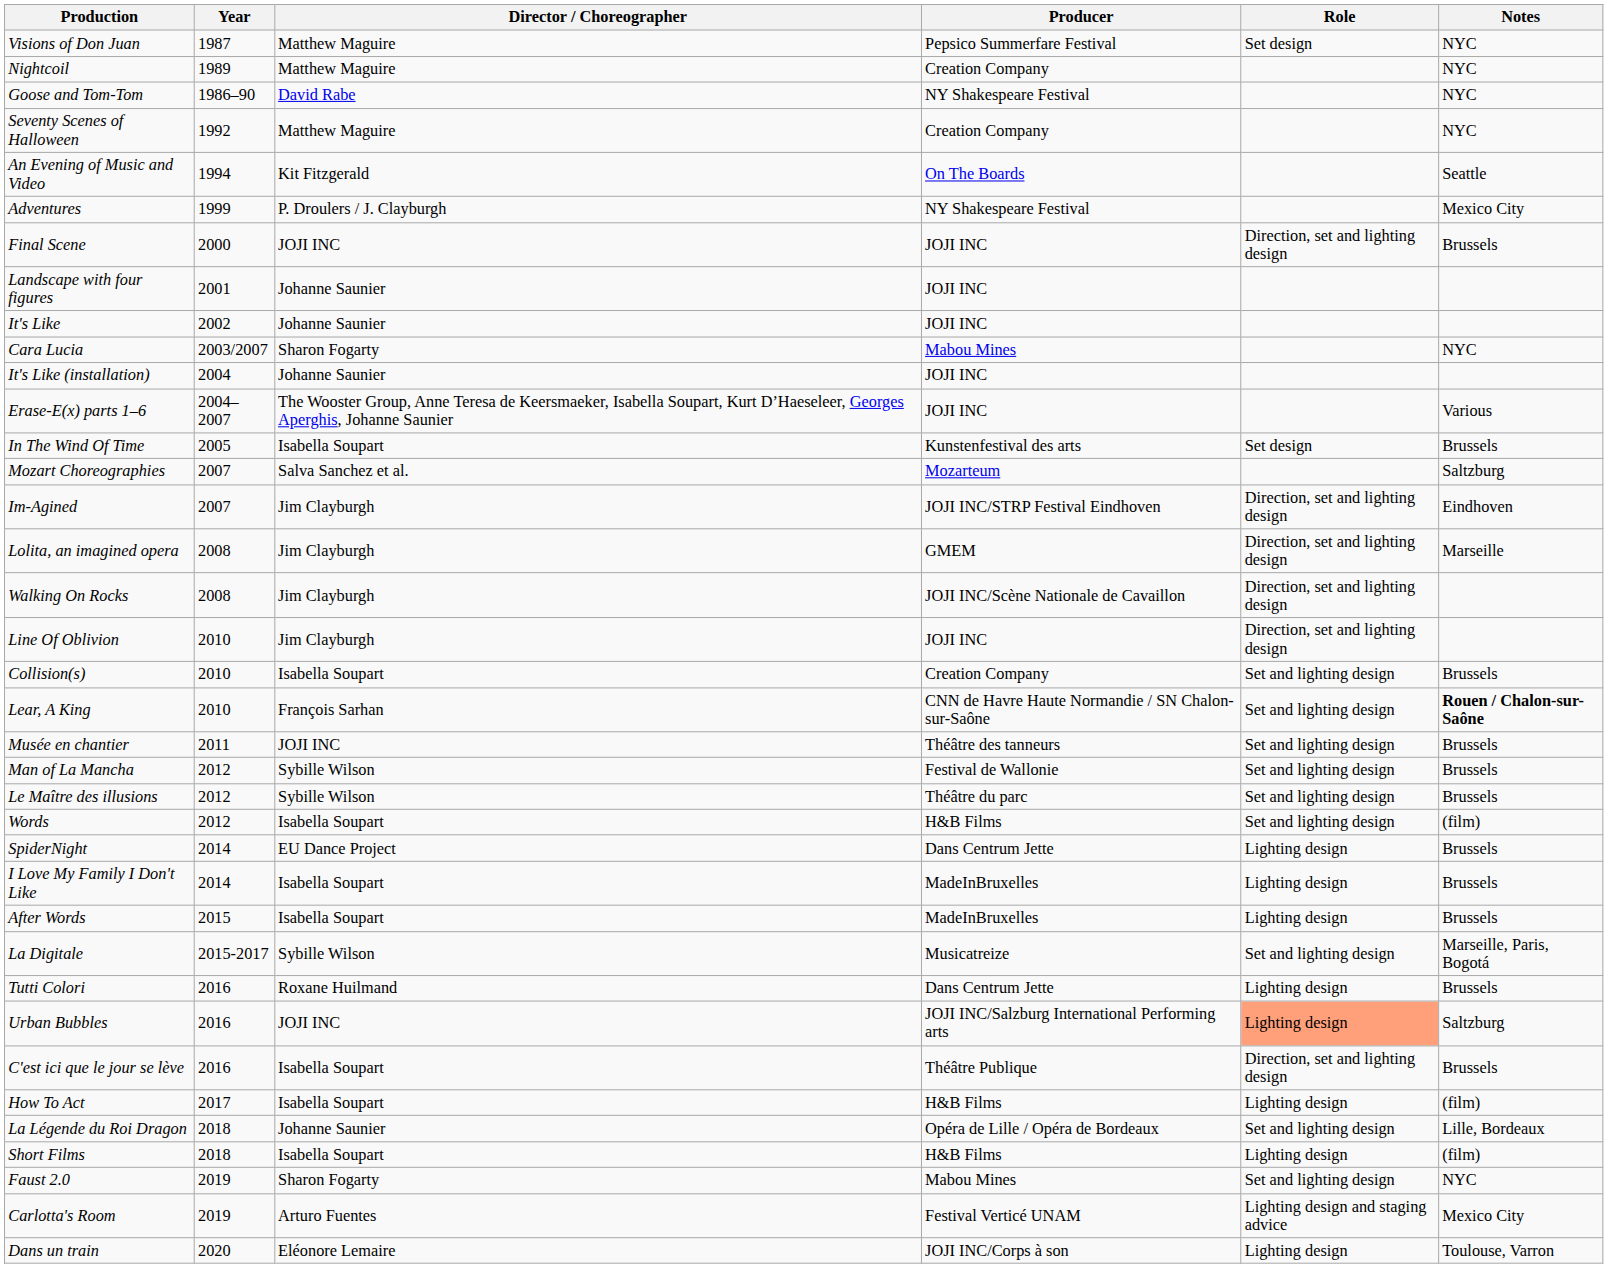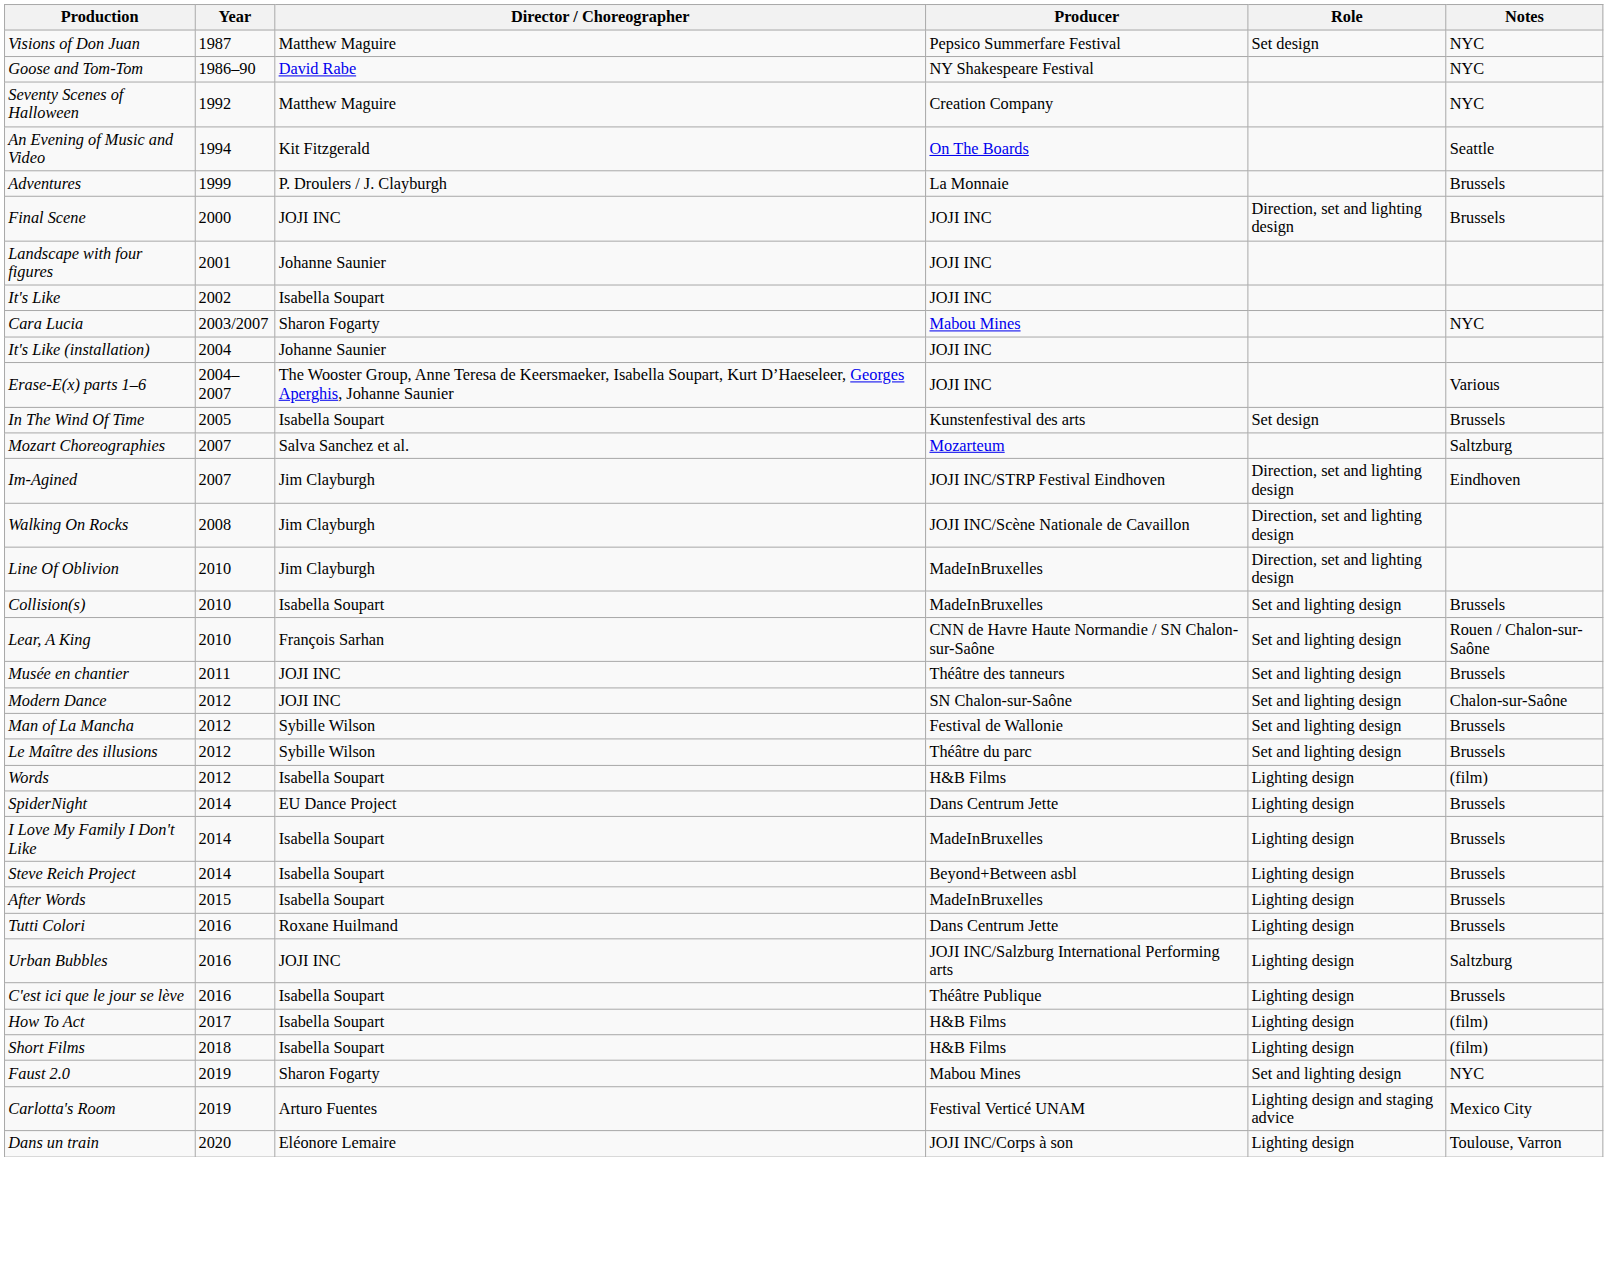- row: (39, 69)
(1007, 209) NY Shakespeare Festival -> (969, 183) La Monnaie
(1483, 209) Mexico City -> (1477, 183) Brussels
(332, 323) Johanne Saunier -> (331, 297) Isabella Soupart
- row: (93, 550)
(956, 639) JOJI INC -> (986, 569) MadeInBruxelles
(987, 674) Creation Company -> (986, 604) MadeInBruxelles
(1513, 709) bold -> (1516, 639) normal
+ row: (57, 700)
(1320, 822) Set and lighting design -> (1303, 777) Lighting design
+ row: (72, 873)
- row: (46, 953)
(1296, 1023) lightsalmon background -> (1303, 960) no background
(1330, 1067) Direction, set and lighting design -> (1303, 995) Lighting design
- row: (98, 1128)
